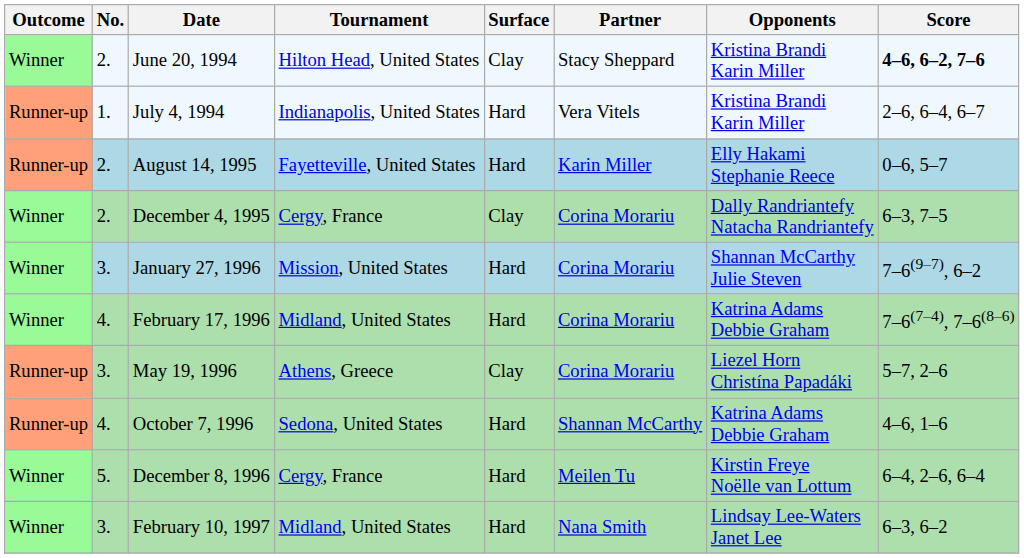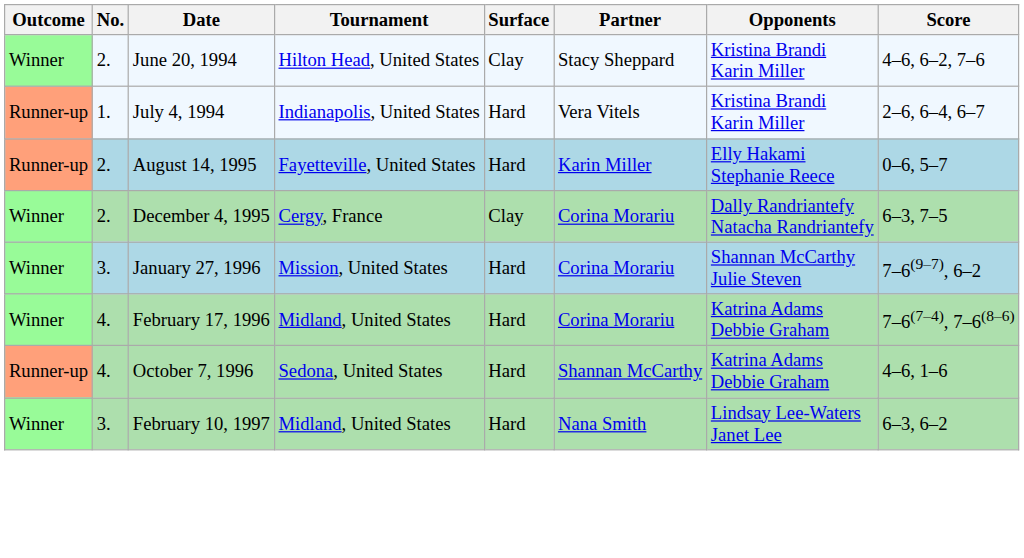(934, 60) bold -> (934, 60) normal
- row: (185, 371)
- row: (201, 474)
